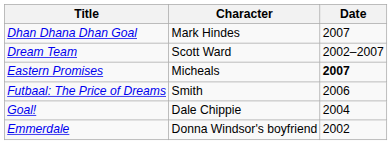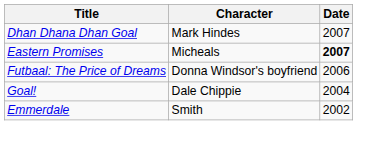- row: (42, 52)
(187, 91) Smith -> (244, 71) Donna Windsor's boyfriend
(244, 129) Donna Windsor's boyfriend -> (187, 110) Smith
